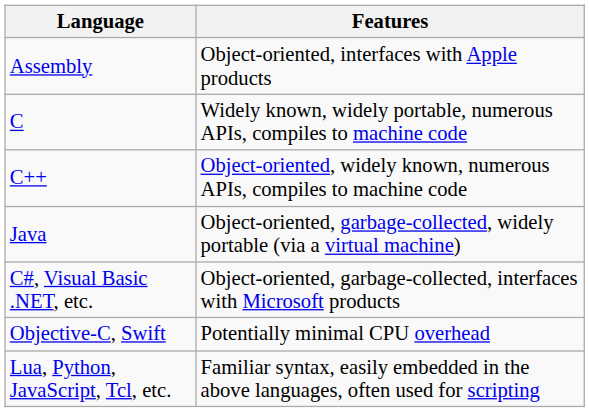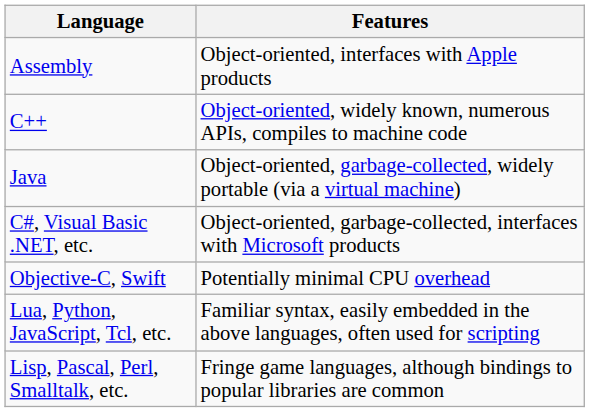- row: (17, 121)
+ row: (84, 378)
